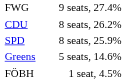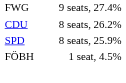- row: (20, 56)
